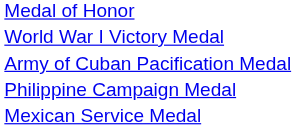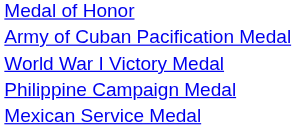rows swapped: (114, 37) <-> (148, 63)
